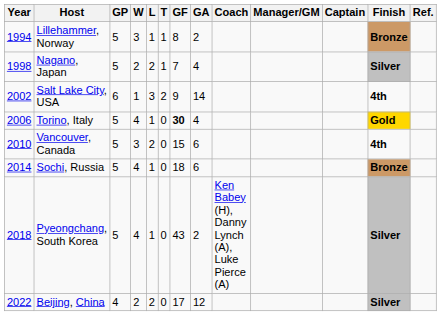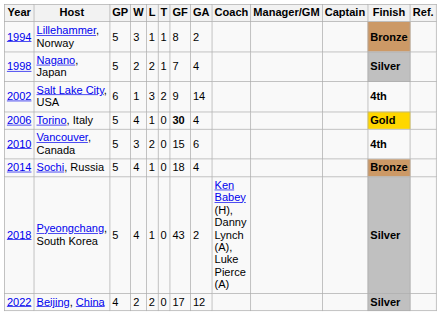(196, 167) 6 -> (196, 167) 4
